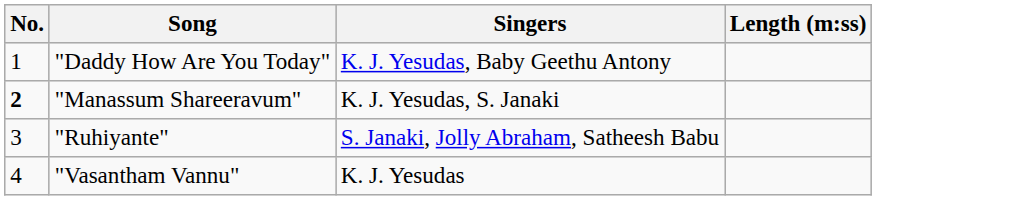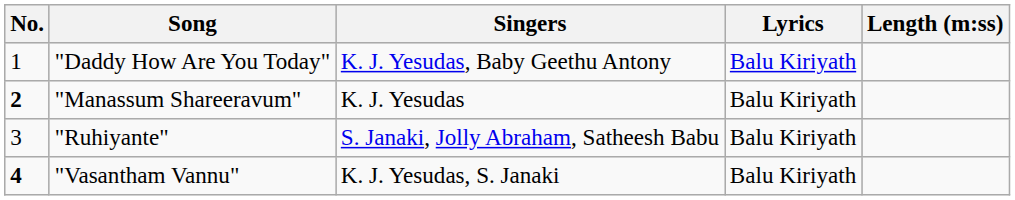+ column: (793, 23)
(450, 99) K. J. Yesudas, S. Janaki -> (403, 99) K. J. Yesudas
(16, 176) normal -> (16, 176) bold
(403, 176) K. J. Yesudas -> (450, 176) K. J. Yesudas, S. Janaki
